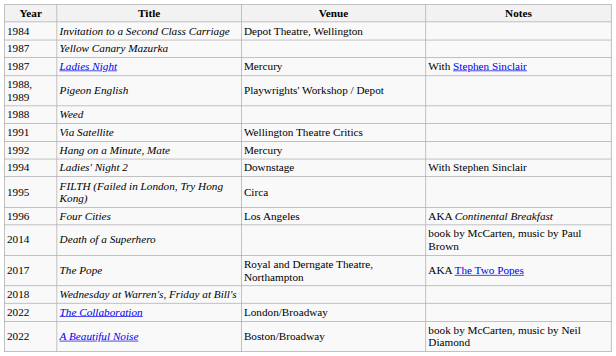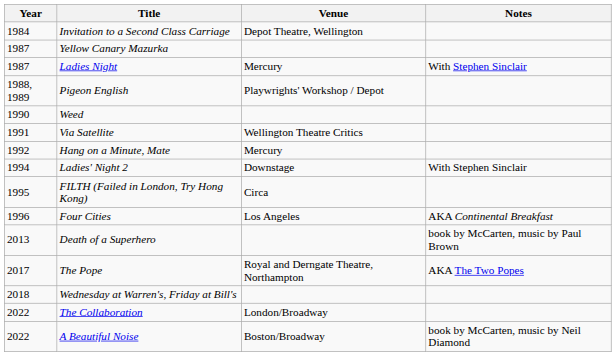(18, 114) 1988 -> (18, 114) 1990
(18, 240) 2014 -> (18, 240) 2013
